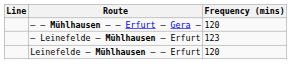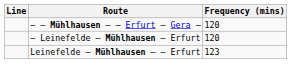(212, 38) 123 -> (212, 38) 120
(212, 52) 120 -> (212, 52) 123
